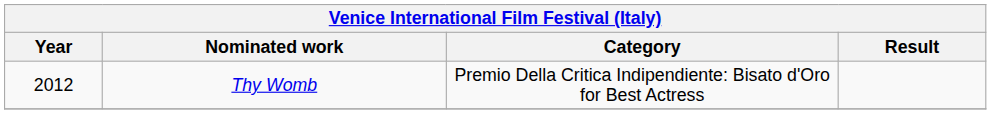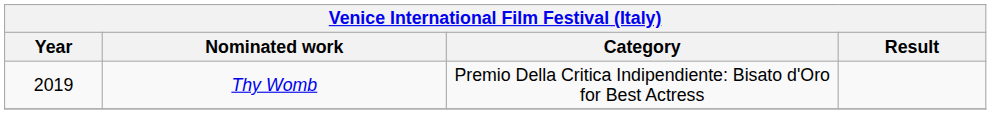(54, 84) 2012 -> (54, 84) 2019
